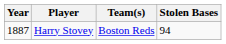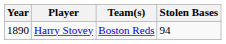(18, 30) 1887 -> (18, 30) 1890
